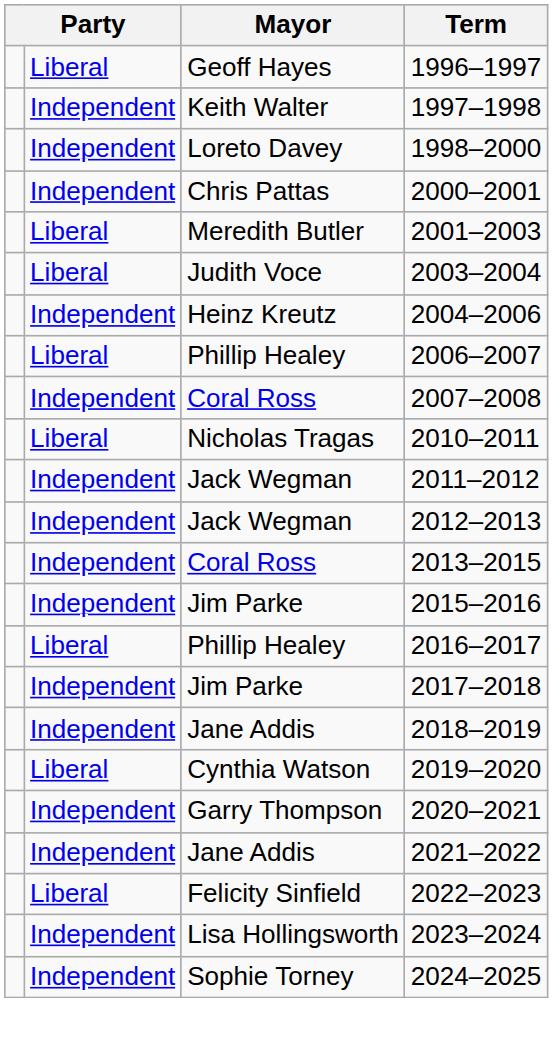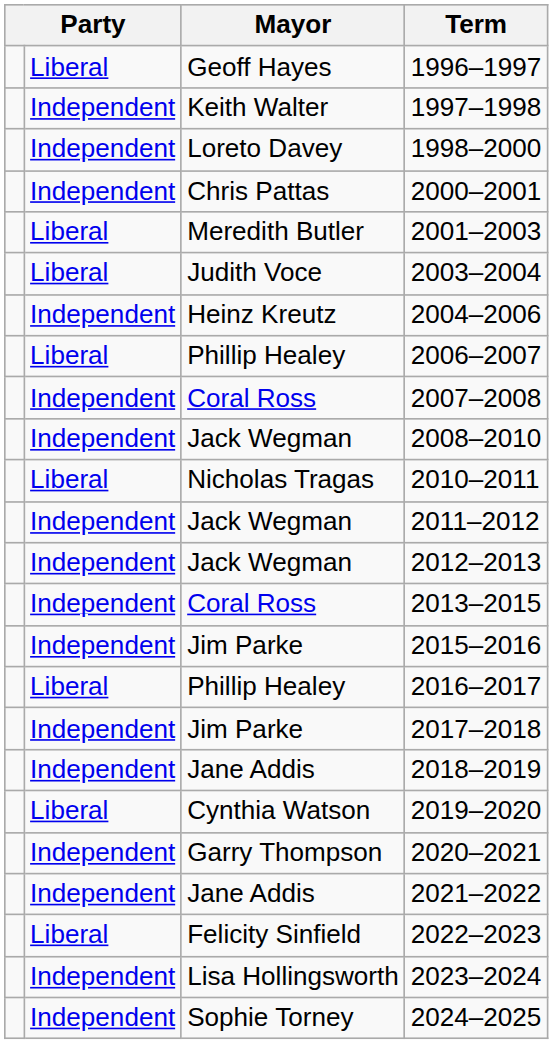+ row: (476, 438)
